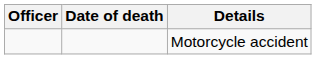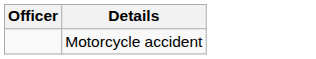- column: (114, 16)
